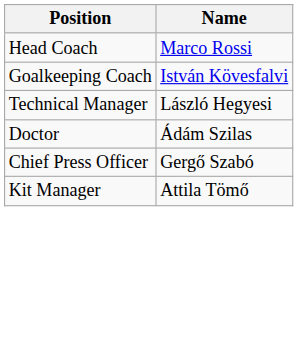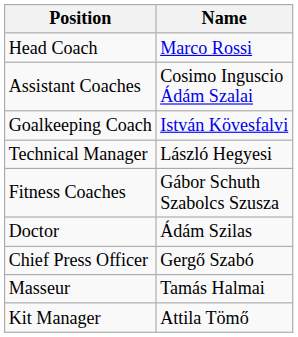+ row: (75, 86)
+ row: (67, 192)
+ row: (39, 288)
